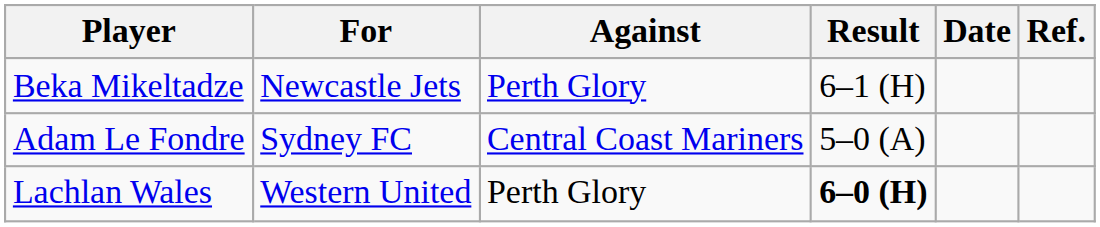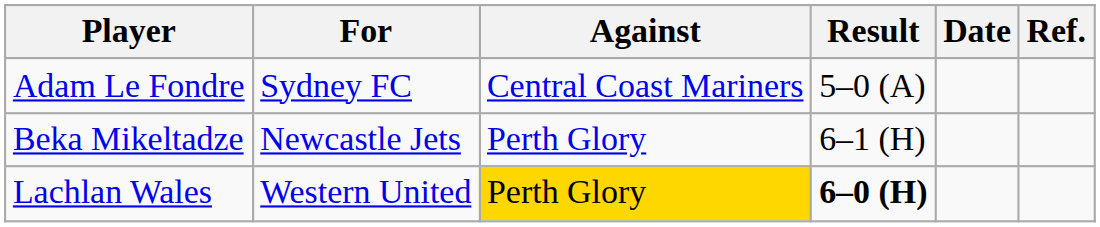rows swapped: (129, 138) <-> (128, 85)
(567, 192) no background -> (567, 192) gold background
